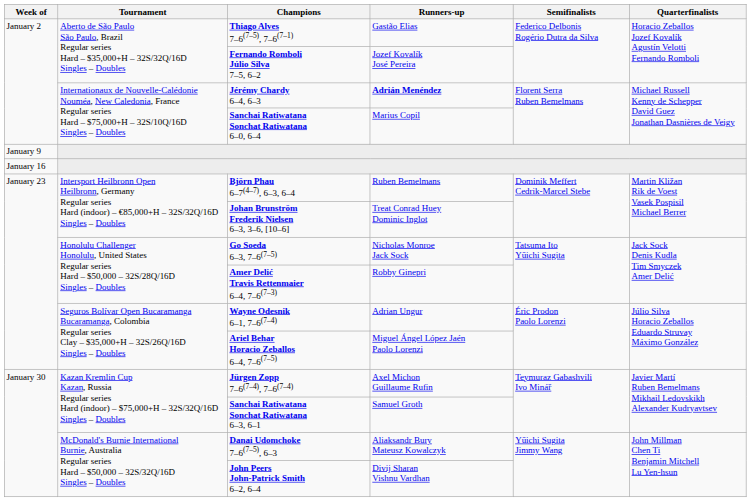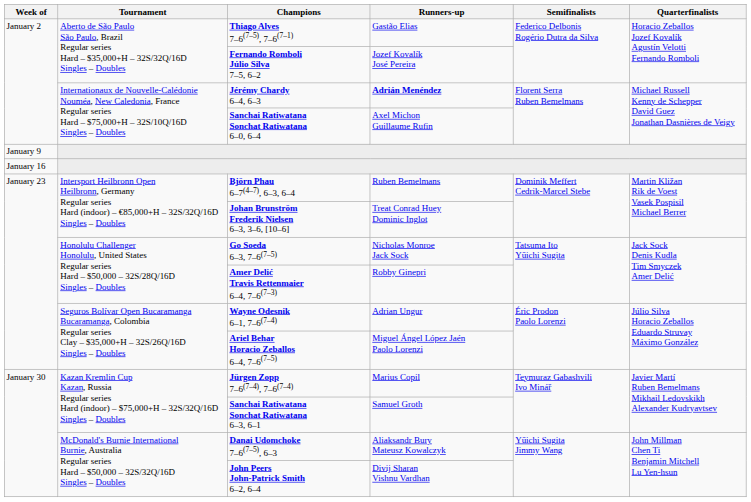(396, 115) Marius Copil -> (403, 120) Axel Michon Guillaume Rufin
(403, 381) Axel Michon Guillaume Rufin -> (396, 376) Marius Copil
